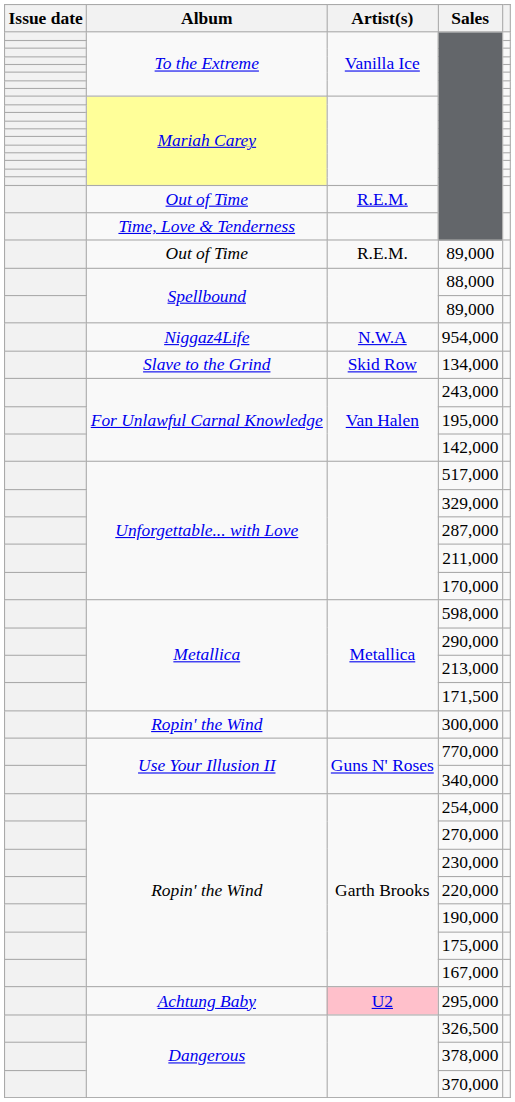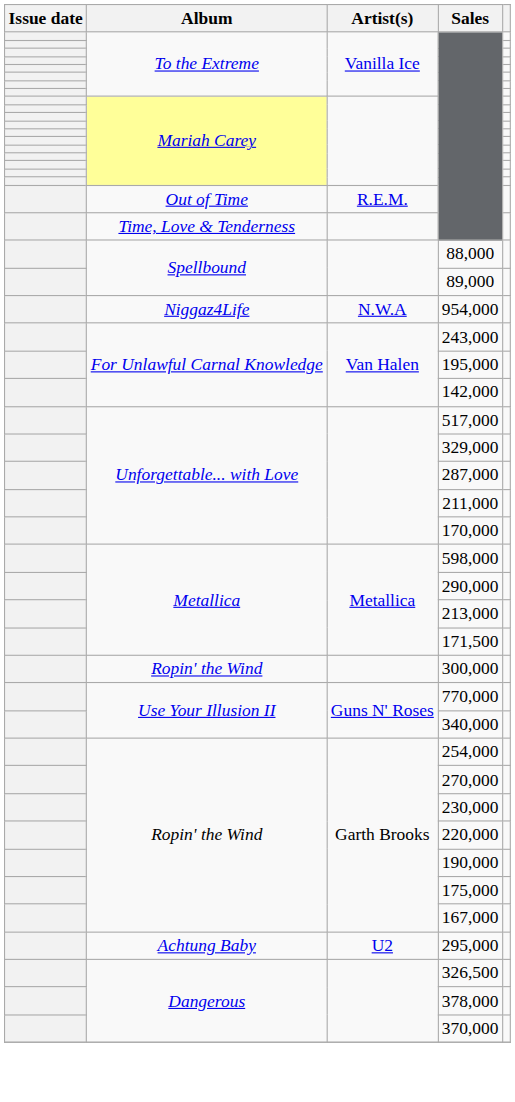- row: (207, 254)
- row: (207, 364)
(382, 1000) pink background -> (382, 945) no background
